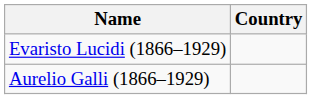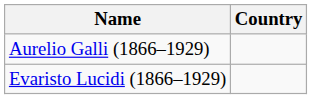rows swapped: (118, 49) <-> (109, 78)
